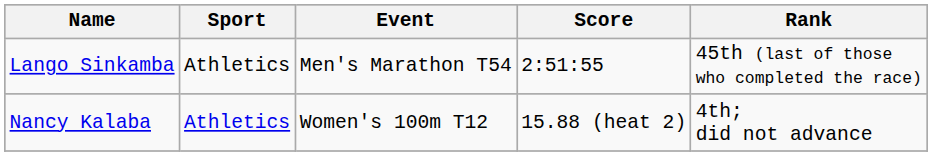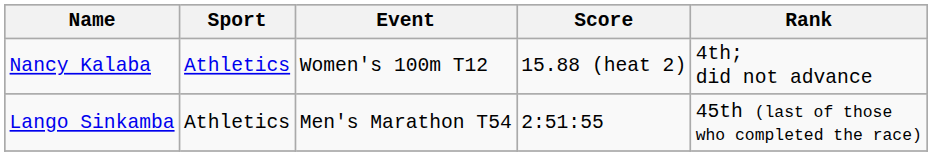rows swapped: (80, 122) <-> (92, 66)
